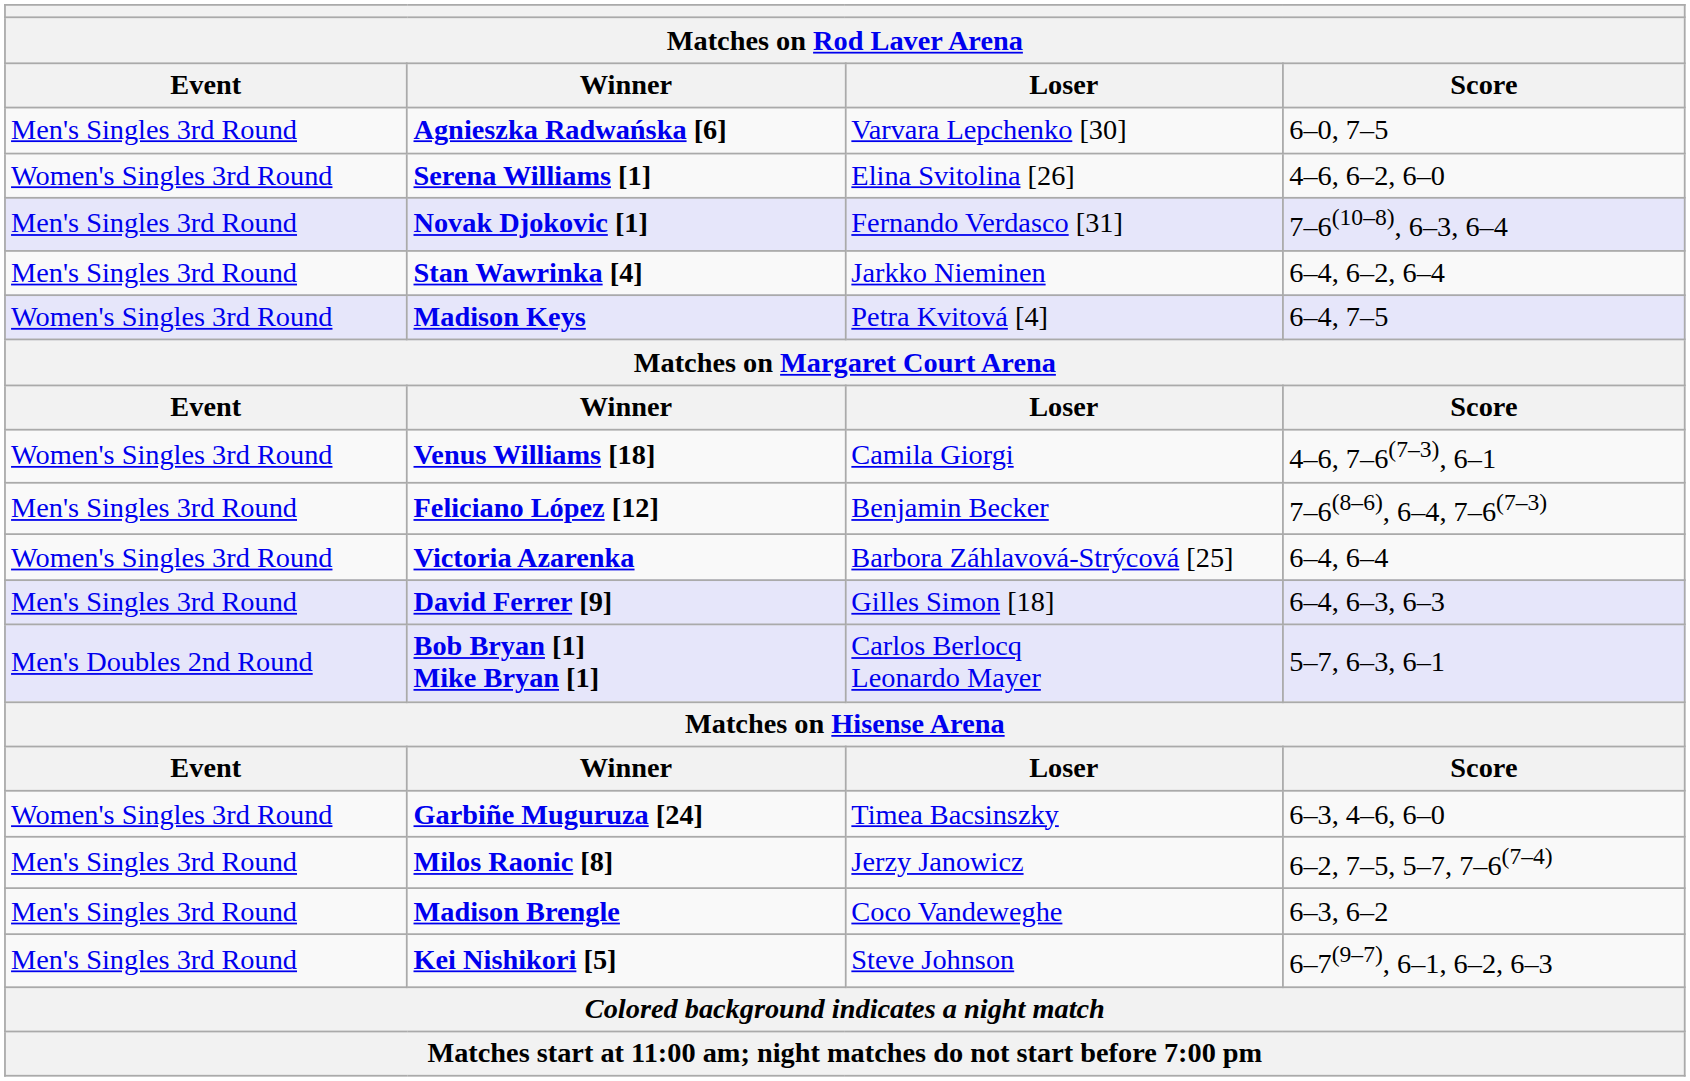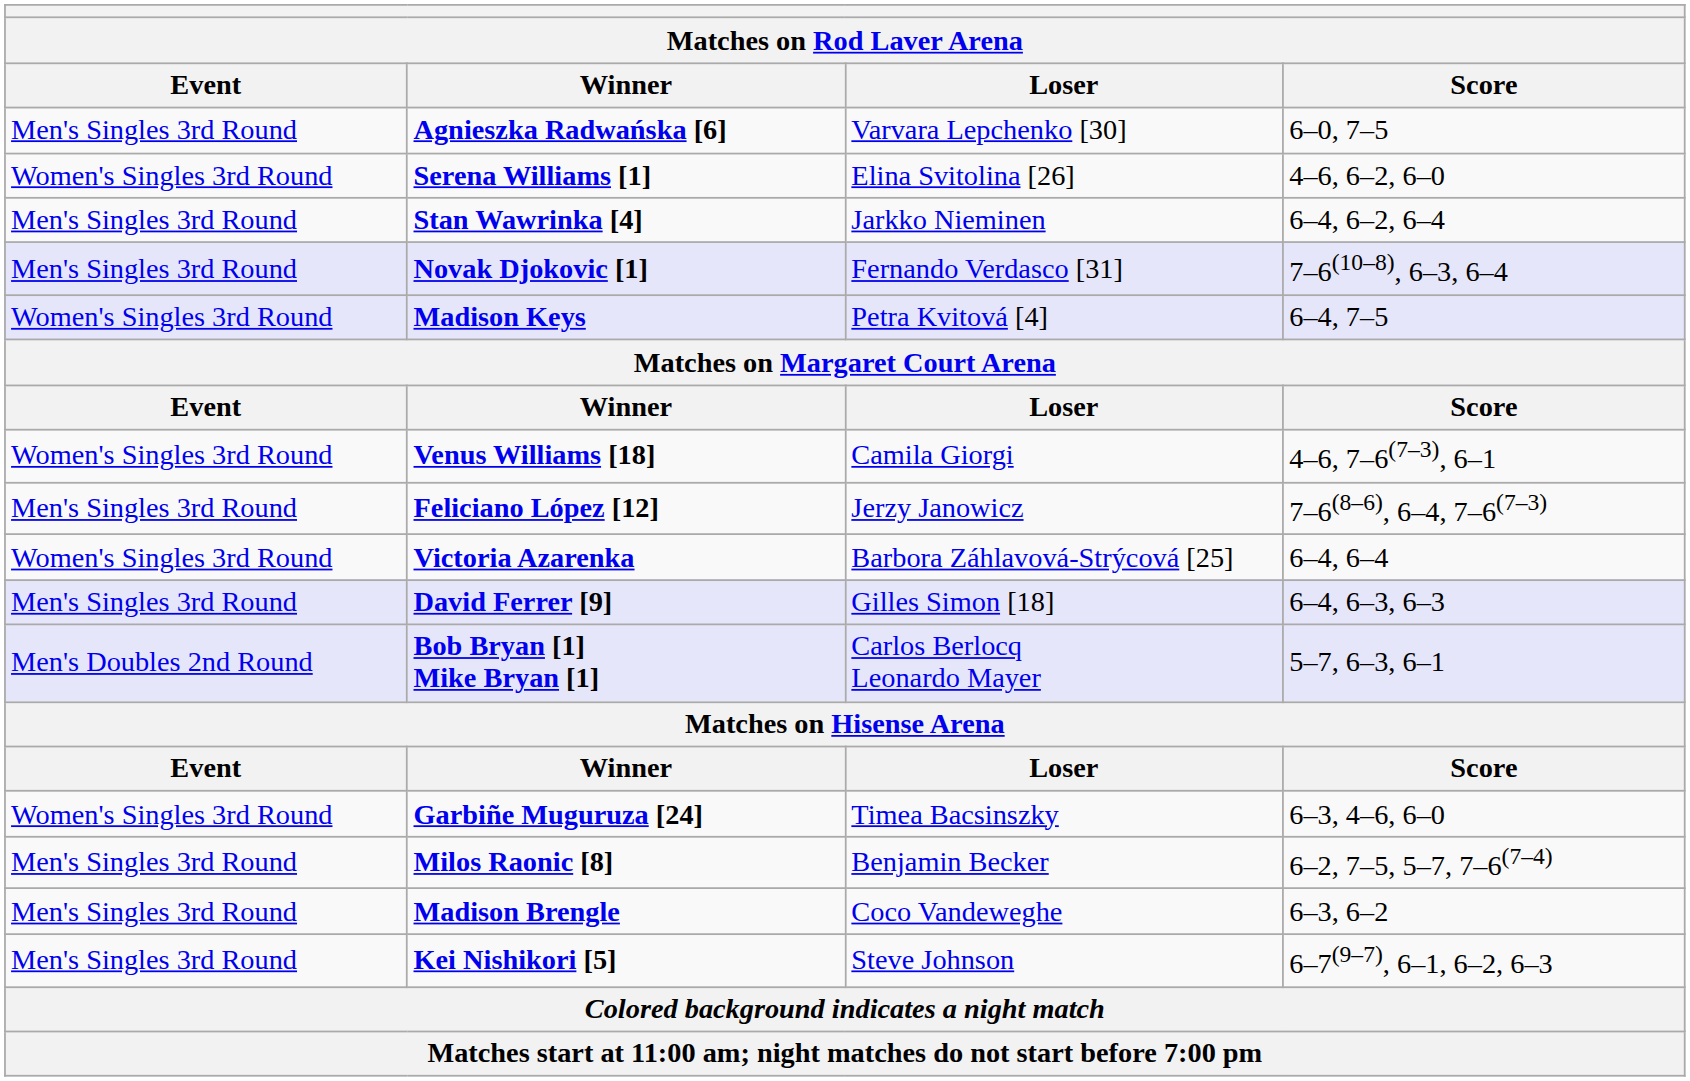rows swapped: (528, 272) <-> (531, 223)
(950, 508) Benjamin Becker -> (937, 508) Jerzy Janowicz
(937, 862) Jerzy Janowicz -> (950, 862) Benjamin Becker
